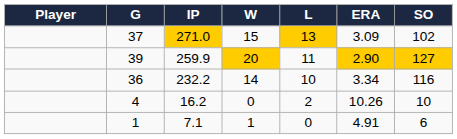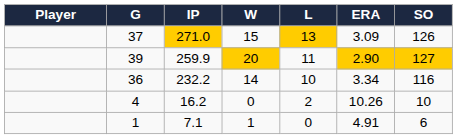(423, 36) 102 -> (423, 36) 126
